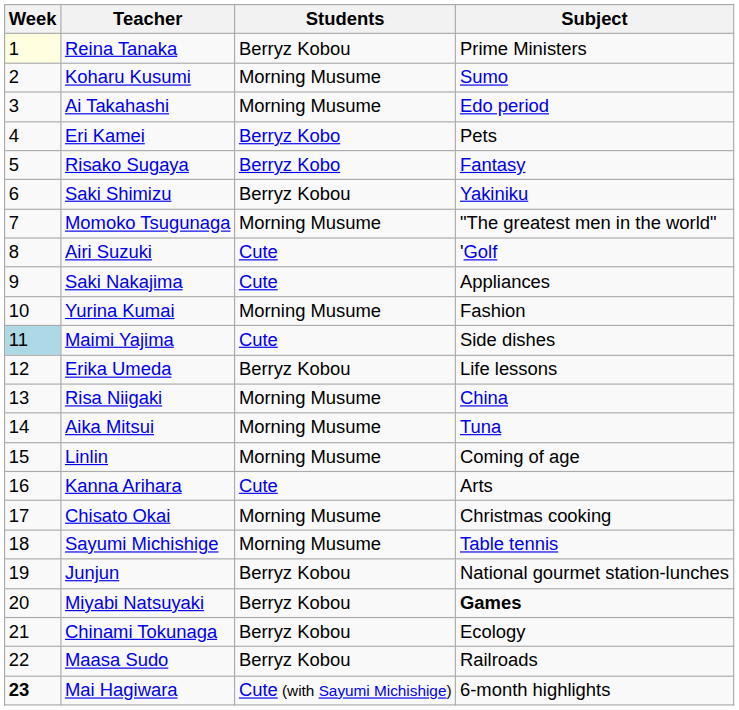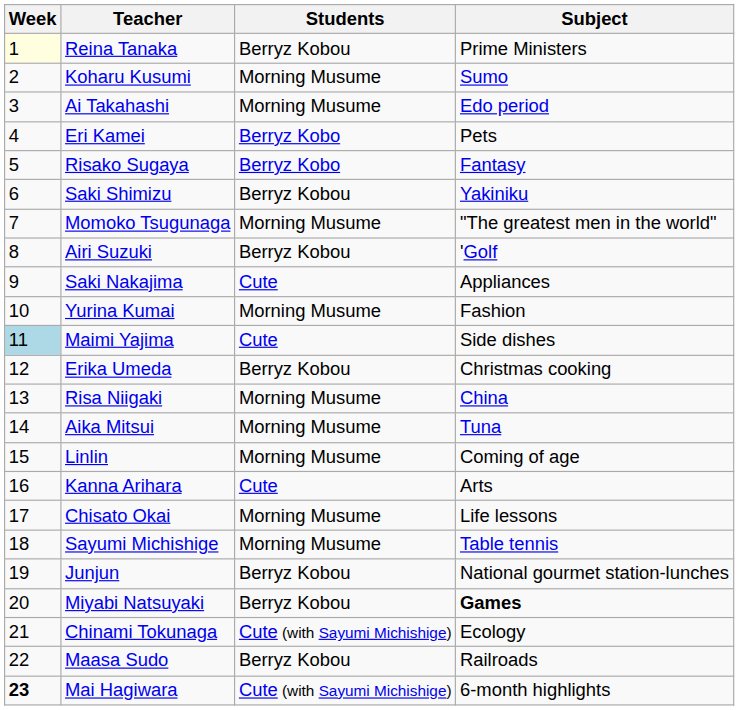(258, 252) Cute -> (295, 252) Berryz Kobou
(509, 369) Life lessons -> (536, 369) Christmas cooking
(536, 515) Christmas cooking -> (509, 515) Life lessons
(295, 631) Berryz Kobou -> (345, 631) Cute (with Sayumi Michishige)
